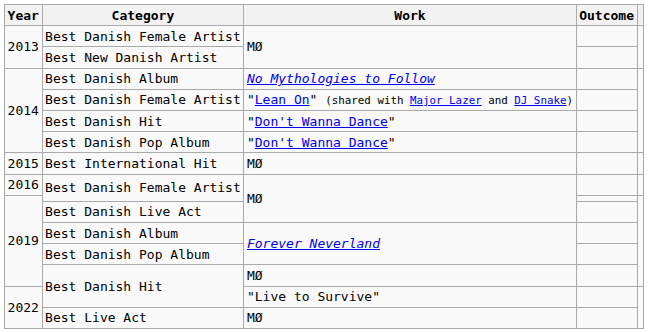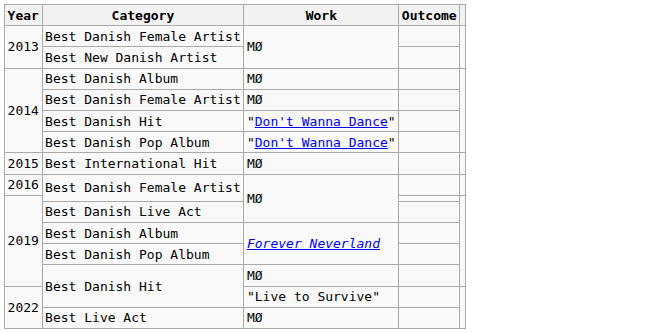(341, 79) No Mythologies to Follow -> (255, 79) MØ
(410, 100) "Lean On" (shared with Major Lazer and DJ Snake) -> (255, 100) MØ
